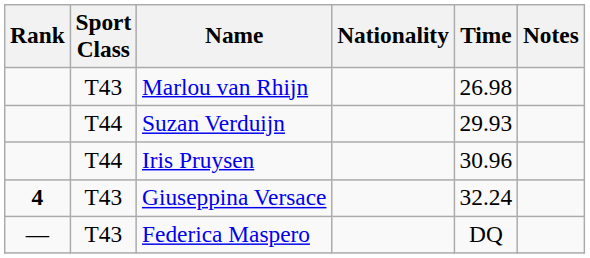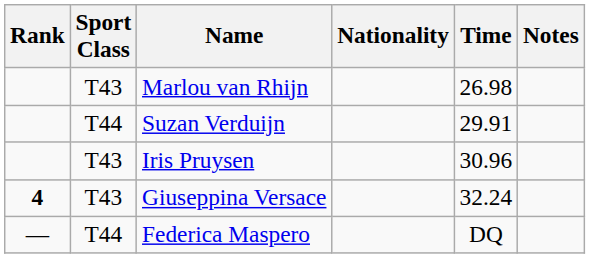(486, 123) 29.93 -> (486, 123) 29.91
(103, 160) T44 -> (103, 160) T43
(103, 234) T43 -> (103, 234) T44
